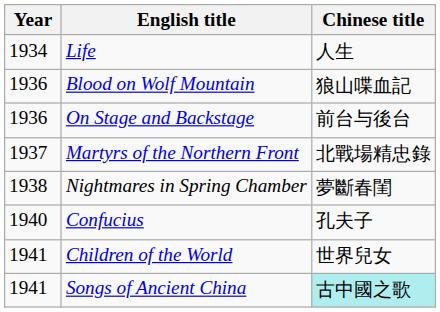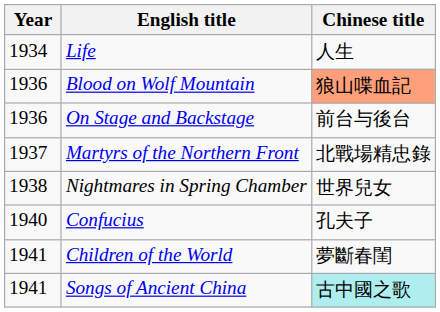(364, 85) no background -> (364, 85) lightsalmon background
(354, 187) 夢斷春閨 -> (354, 187) 世界兒女
(354, 255) 世界兒女 -> (354, 255) 夢斷春閨
